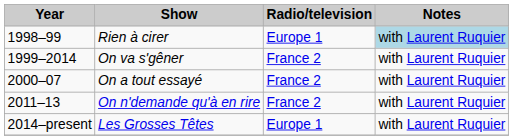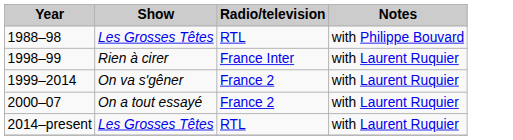+ row: (34, 37)
(294, 37) Europe 1 -> (257, 59) France Inter
(442, 37) lightblue background -> (395, 59) no background
- row: (34, 102)
(294, 124) Europe 1 -> (233, 124) RTL
